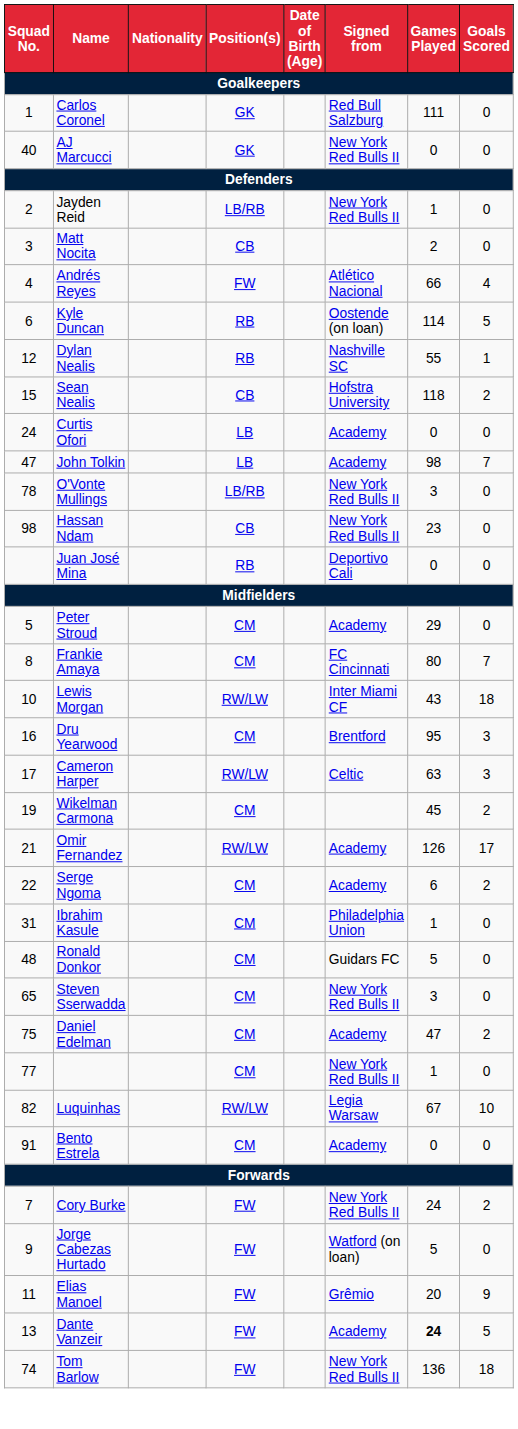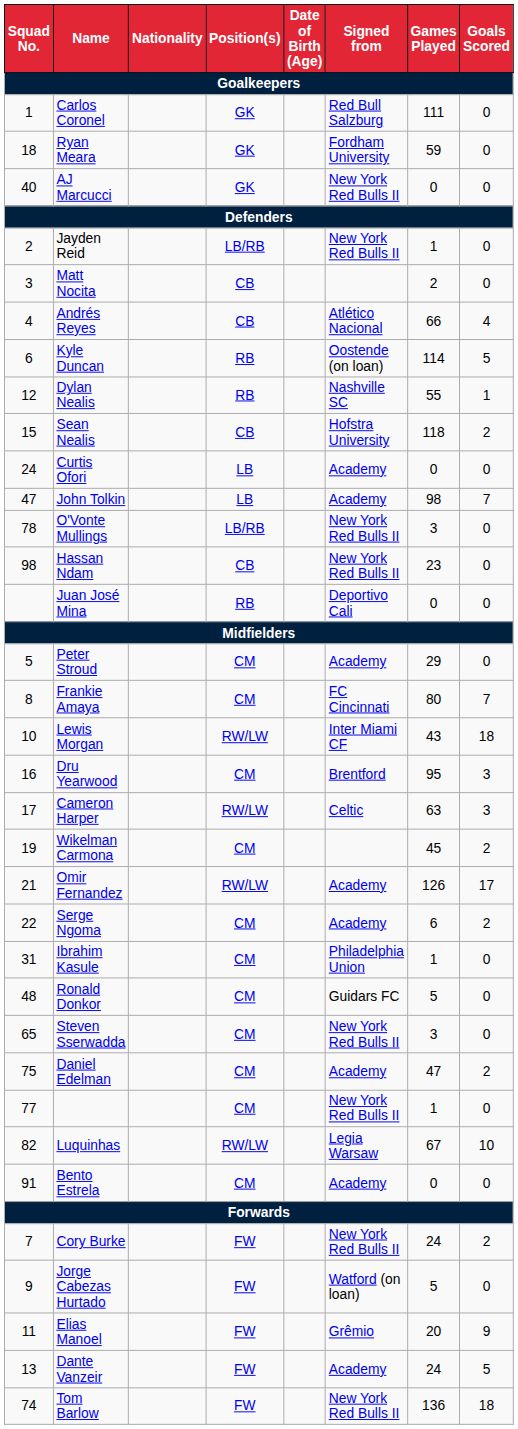+ row: (76, 150)
(245, 284) FW -> (245, 321) CB
(434, 1332) bold -> (434, 1369) normal
